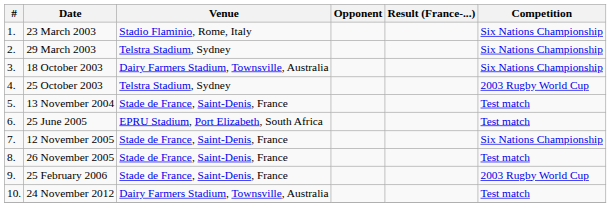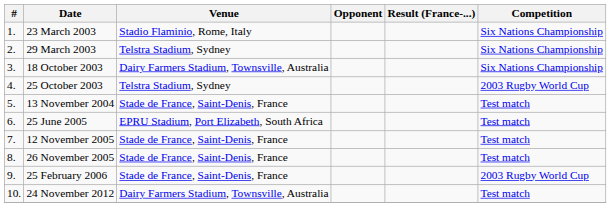(542, 139) Six Nations Championship -> (505, 139) Test match
